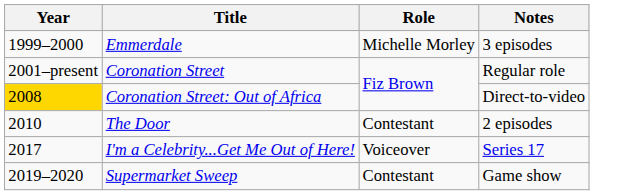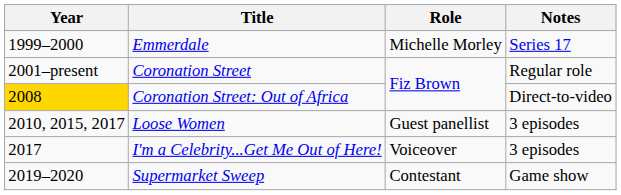(517, 44) 3 episodes -> (540, 44) Series 17
- row: (138, 123)
+ row: (179, 123)
(513, 149) Series 17 -> (544, 149) 3 episodes
